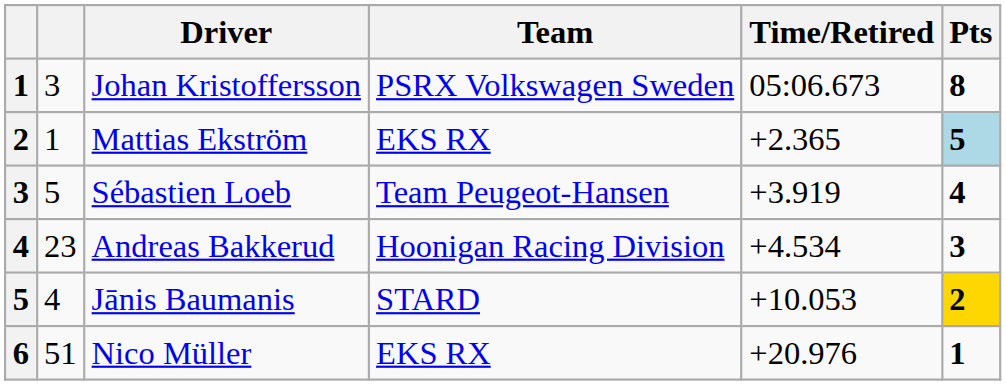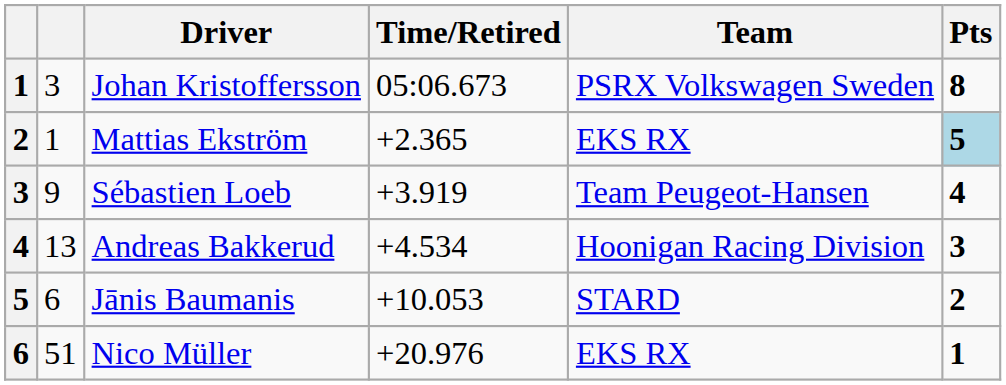columns swapped: (555, 31) <-> (842, 31)
(52, 192) 5 -> (52, 192) 9
(60, 246) 23 -> (60, 246) 13
(52, 299) 4 -> (52, 299) 6
(957, 299) gold background -> (957, 299) no background
